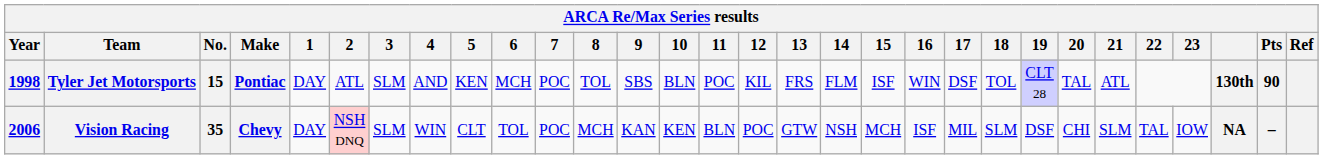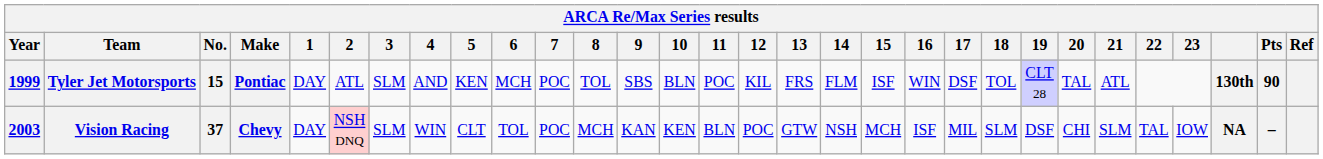(24, 82) 1998 -> (24, 82) 1999
(24, 130) 2006 -> (24, 130) 2003
(215, 130) 35 -> (215, 130) 37
